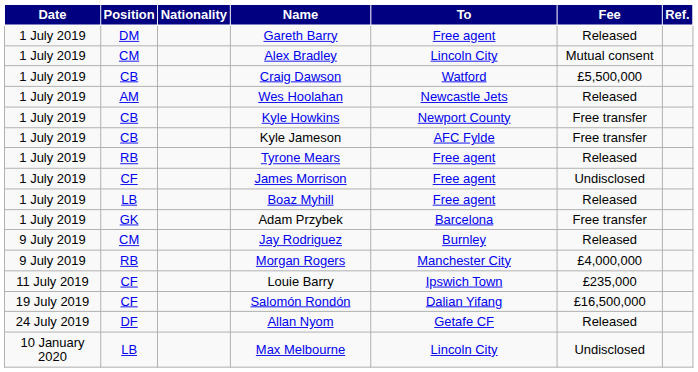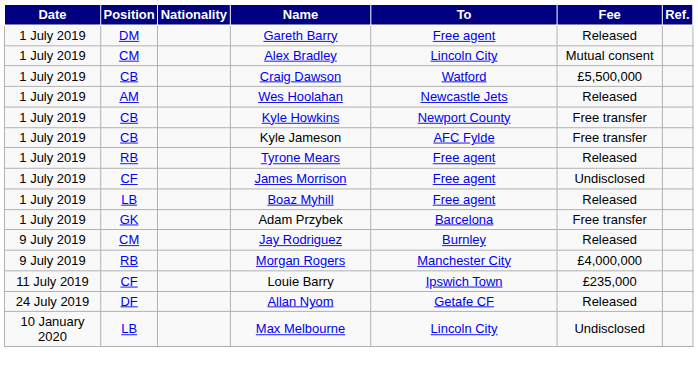- row: (301, 302)
